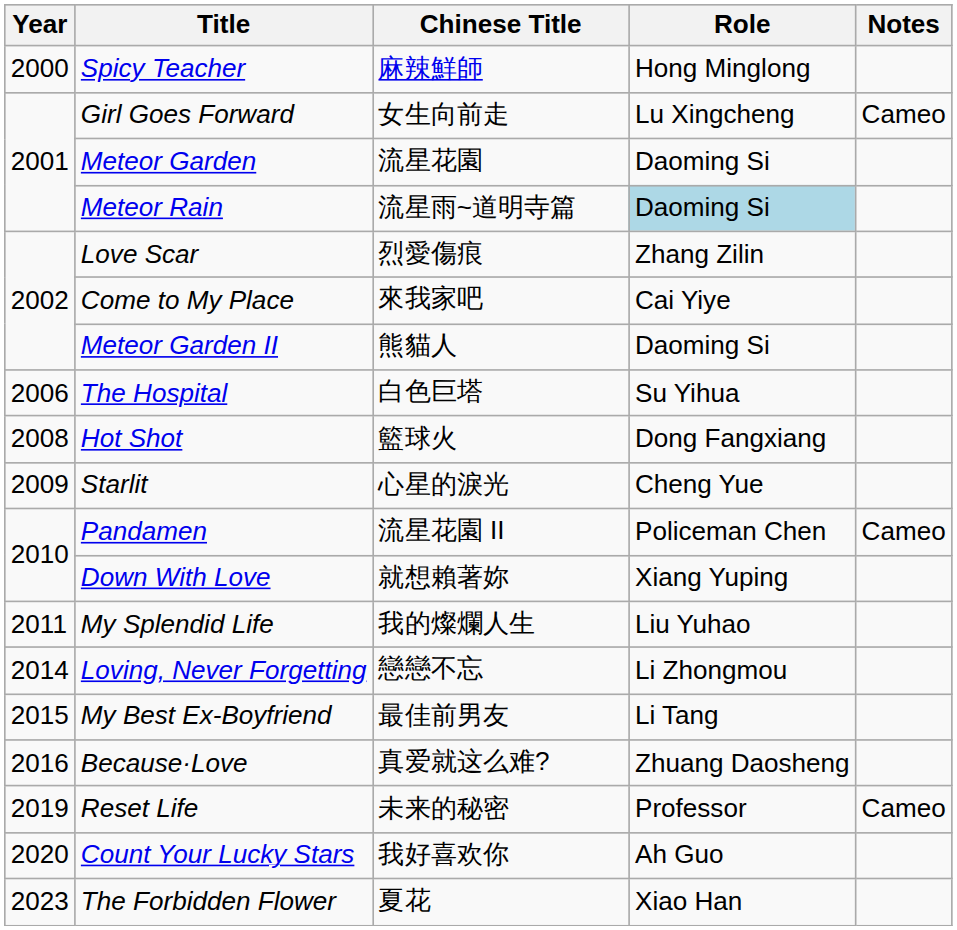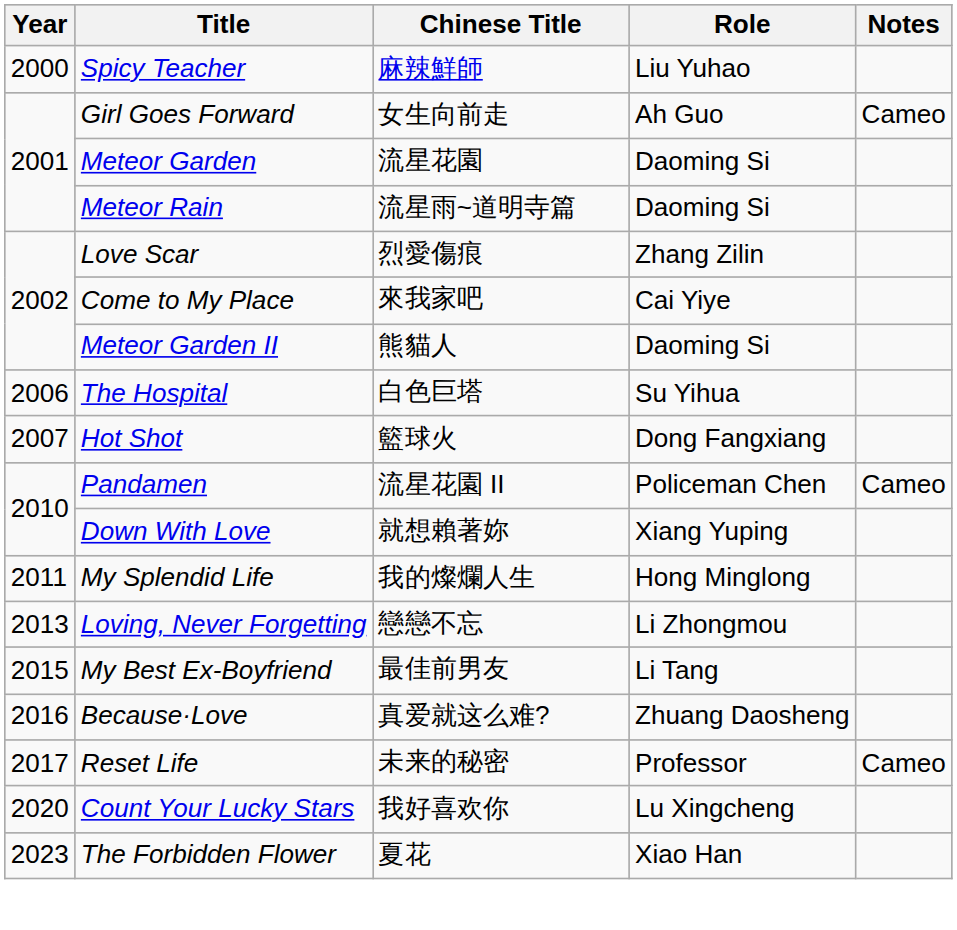(723, 68) Hong Minglong -> (693, 68) Liu Yuhao
(715, 115) Lu Xingcheng -> (679, 115) Ah Guo
(702, 207) lightblue background -> (702, 207) no background
(40, 438) 2008 -> (40, 438) 2007
- row: (114, 485)
(693, 624) Liu Yuhao -> (723, 577) Hong Minglong
(40, 670) 2014 -> (40, 624) 2013
(40, 809) 2019 -> (40, 762) 2017
(679, 855) Ah Guo -> (715, 809) Lu Xingcheng
